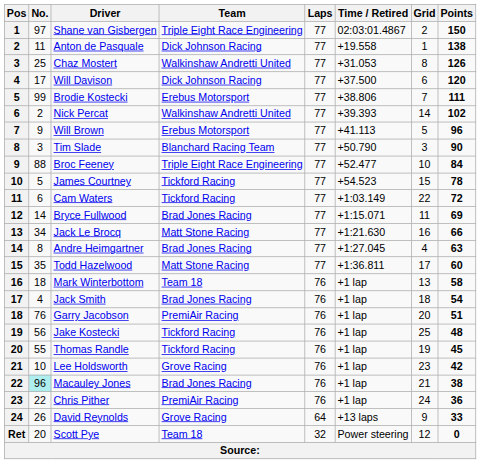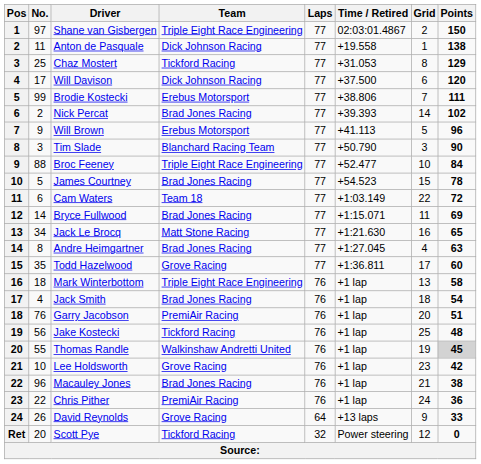(226, 64) Walkinshaw Andretti United -> (198, 64) Tickford Racing
(457, 64) 126 -> (457, 64) 129
(226, 114) Walkinshaw Andretti United -> (207, 114) Brad Jones Racing
(198, 182) Tickford Racing -> (207, 182) Brad Jones Racing
(198, 198) Tickford Racing -> (182, 198) Team 18
(457, 232) 66 -> (457, 232) 65
(205, 266) Matt Stone Racing -> (194, 266) Grove Racing
(182, 283) Team 18 -> (232, 283) Triple Eight Race Engineering
(198, 350) Tickford Racing -> (226, 350) Walkinshaw Andretti United
(457, 350) no background -> (457, 350) lightgrey background
(40, 384) paleturquoise background -> (40, 384) no background
(182, 434) Team 18 -> (198, 434) Tickford Racing
